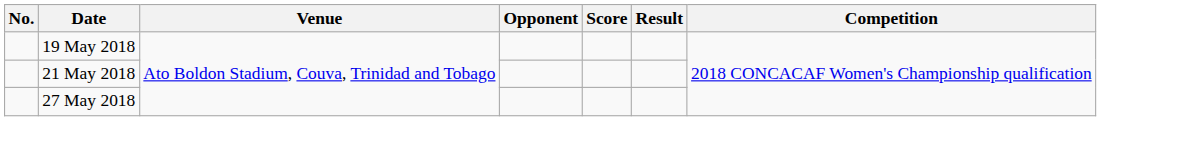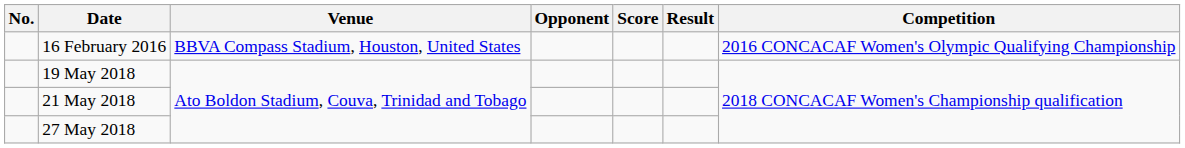+ row: (104, 45)
